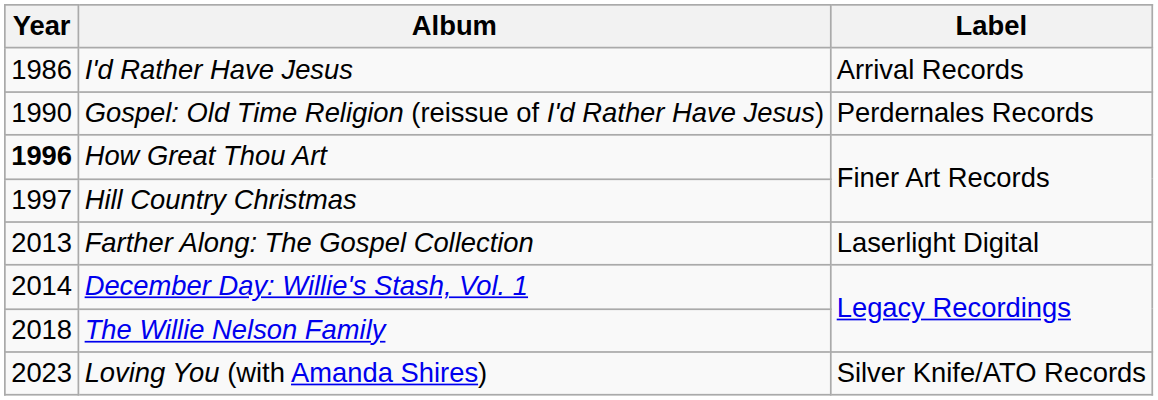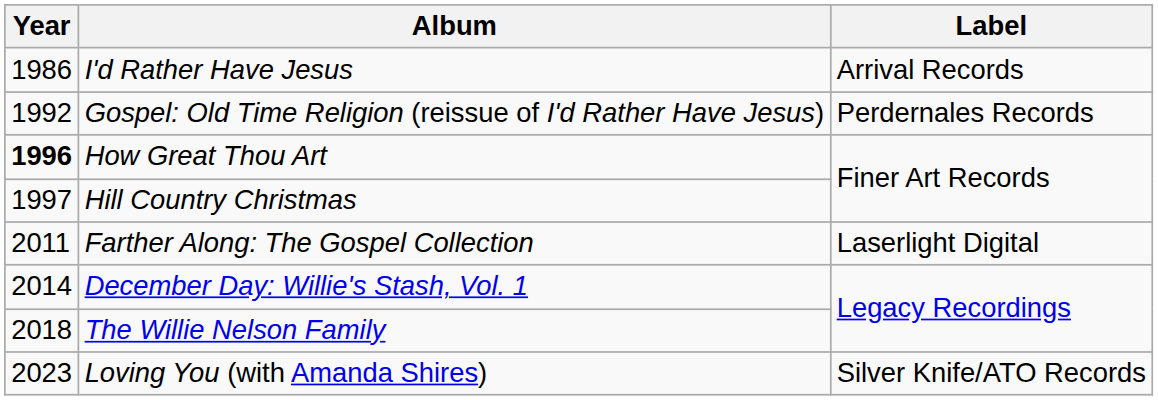(42, 112) 1990 -> (42, 112) 1992
(42, 243) 2013 -> (41, 243) 2011
